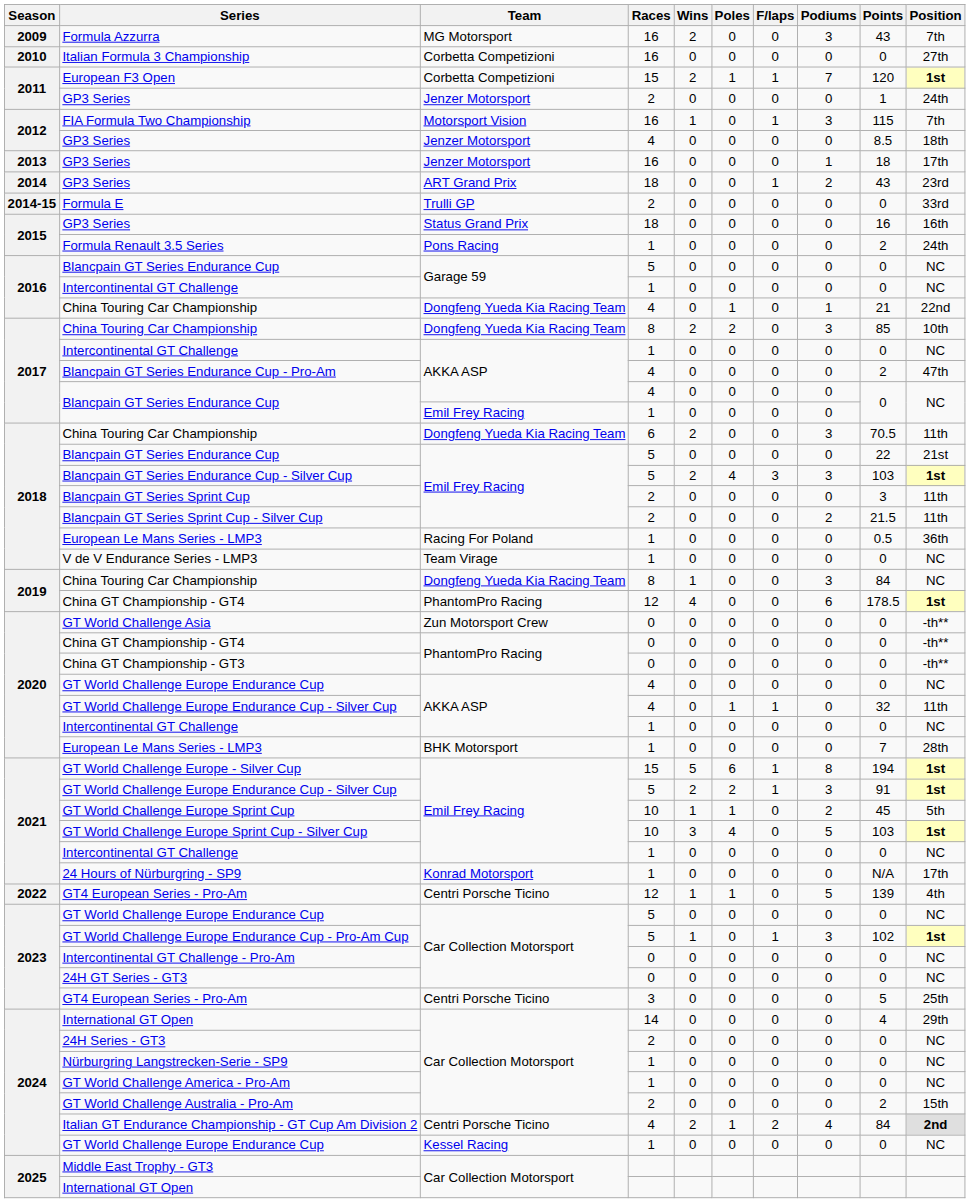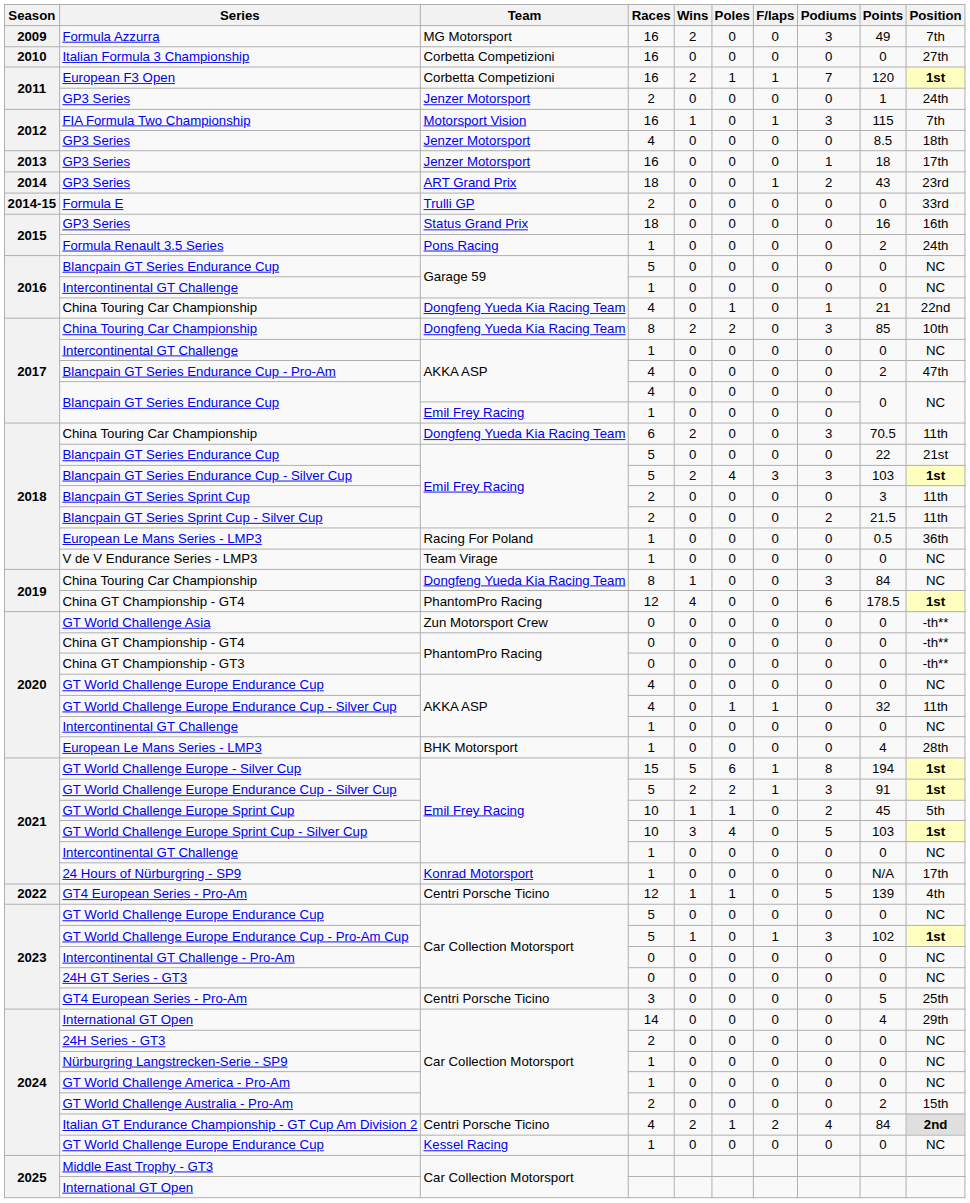(883, 36) 43 -> (883, 36) 49
(651, 78) 15 -> (651, 78) 16
(883, 748) 7 -> (883, 748) 4
